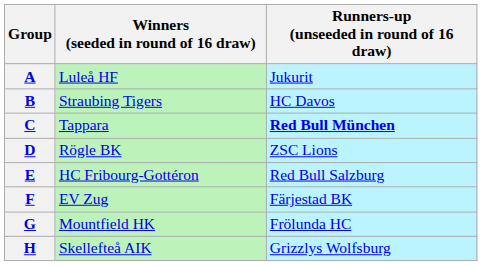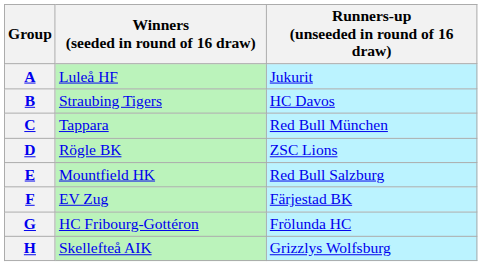(332, 125) bold -> (329, 125) normal
(129, 174) HC Fribourg-Gottéron -> (107, 174) Mountfield HK
(107, 224) Mountfield HK -> (129, 224) HC Fribourg-Gottéron
